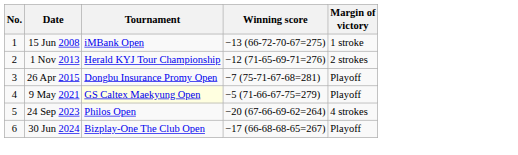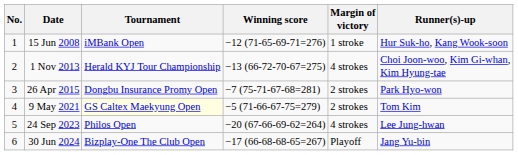+ column: (445, 19)
(275, 43) −13 (66-72-70-67=275) -> (275, 43) −12 (71-65-69-71=276)
(275, 60) −12 (71-65-69-71=276) -> (275, 66) −13 (66-72-70-67=275)
(349, 60) 2 strokes -> (349, 66) 4 strokes
(346, 77) Playoff -> (349, 90) 2 strokes
(346, 94) Playoff -> (349, 107) 2 strokes
